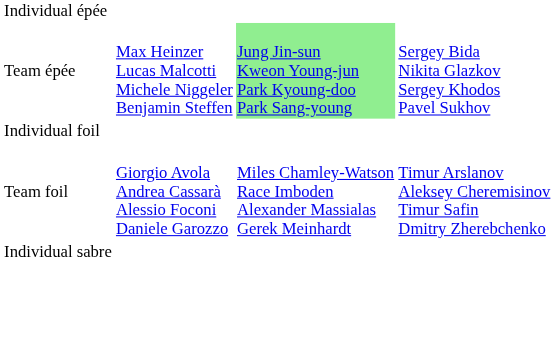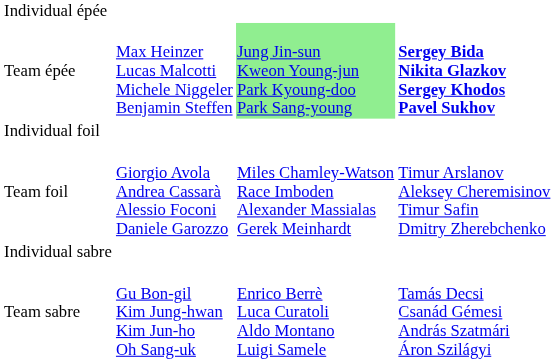(449, 80) normal -> (452, 80) bold
+ row: (42, 312)
